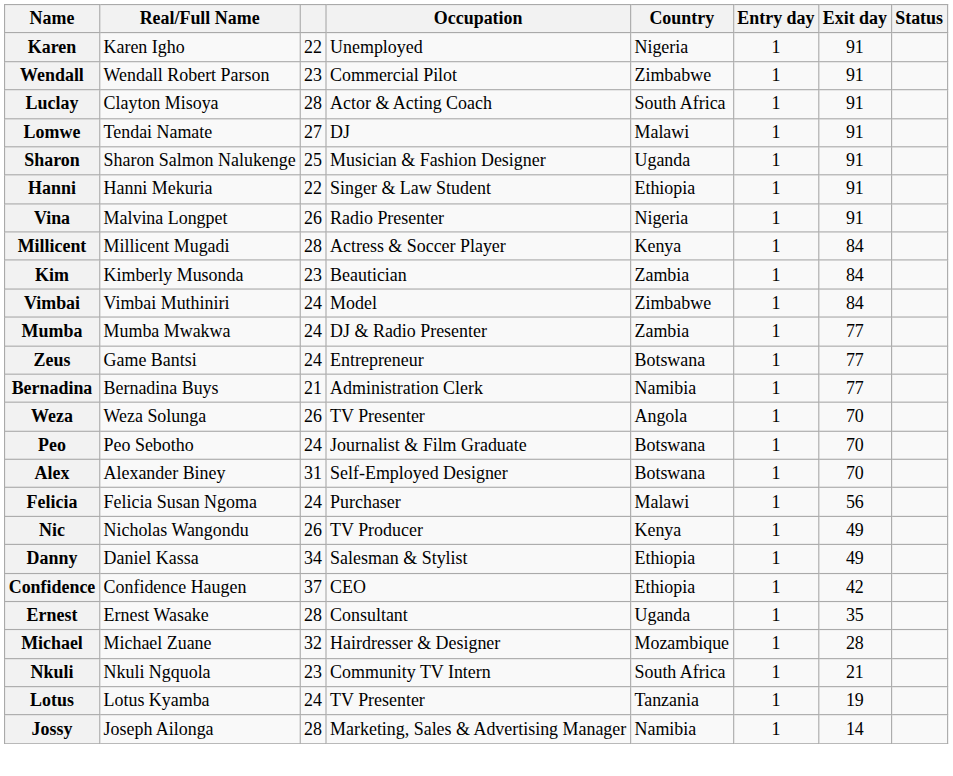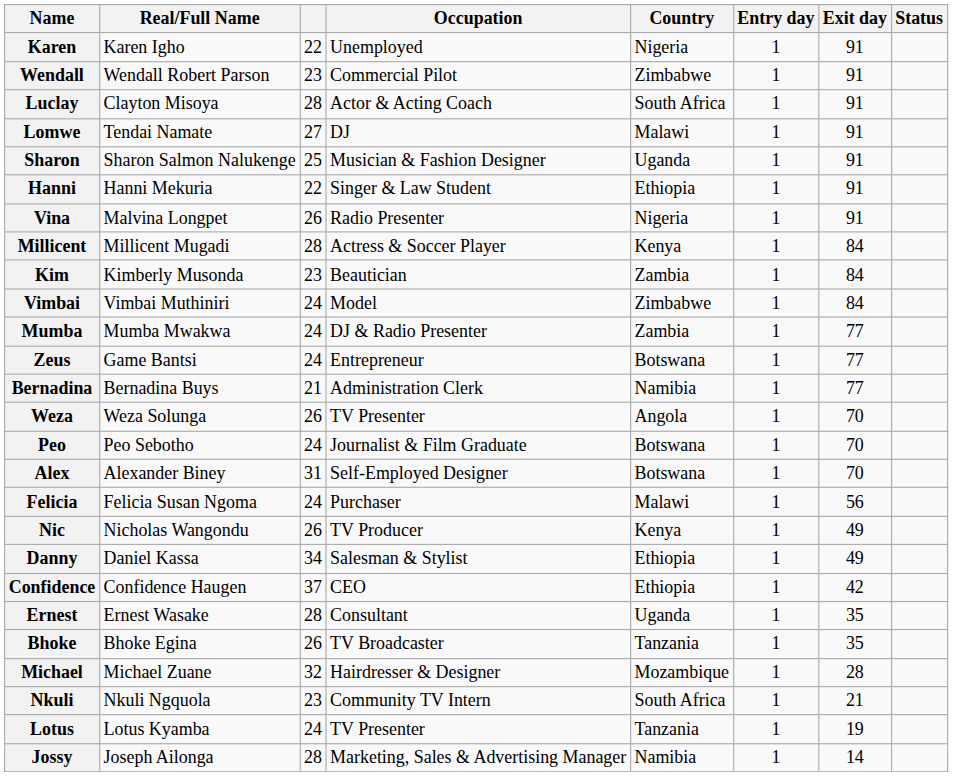+ row: (52, 643)
